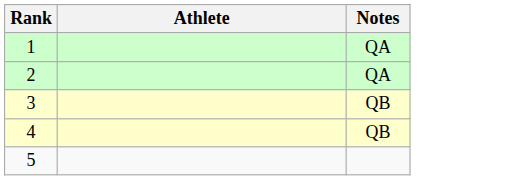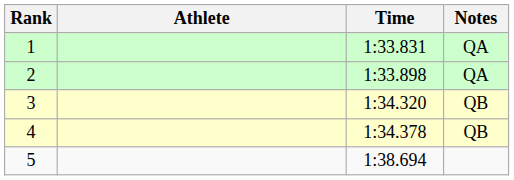+ column: (395, 18)
